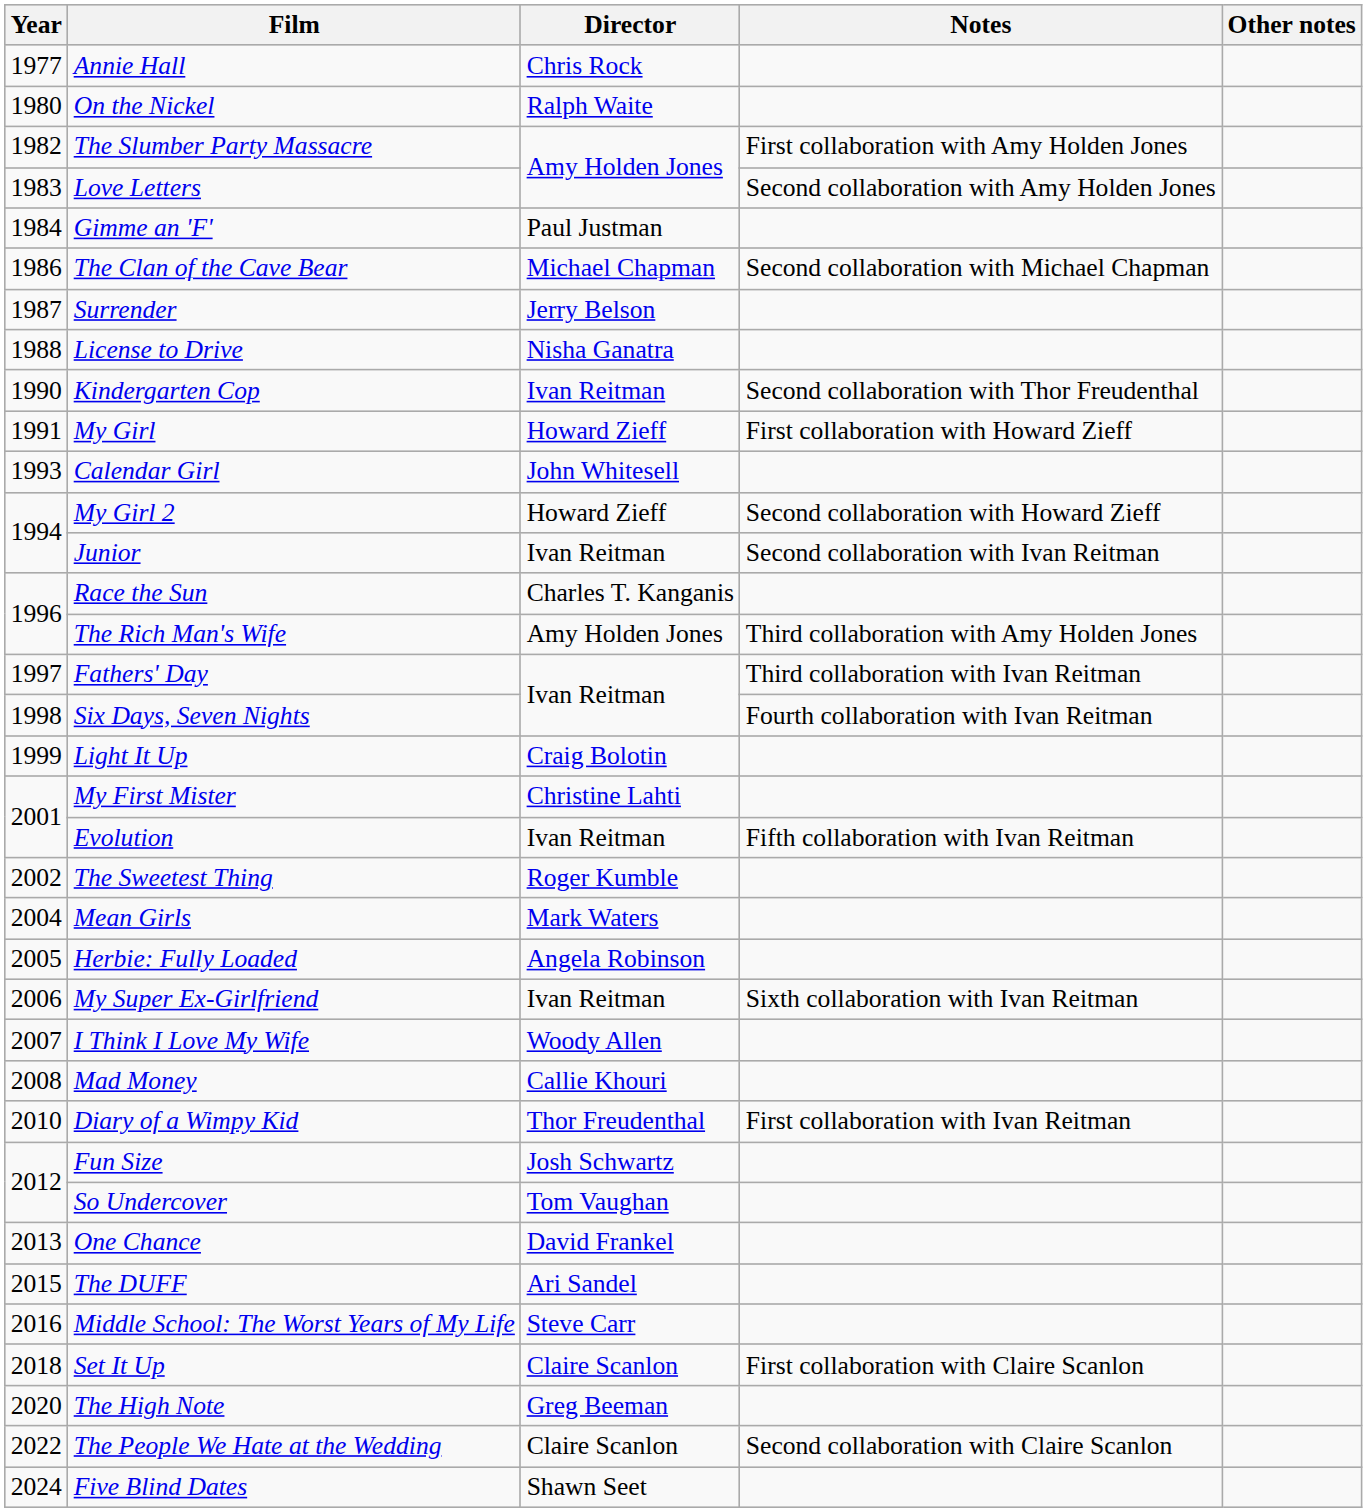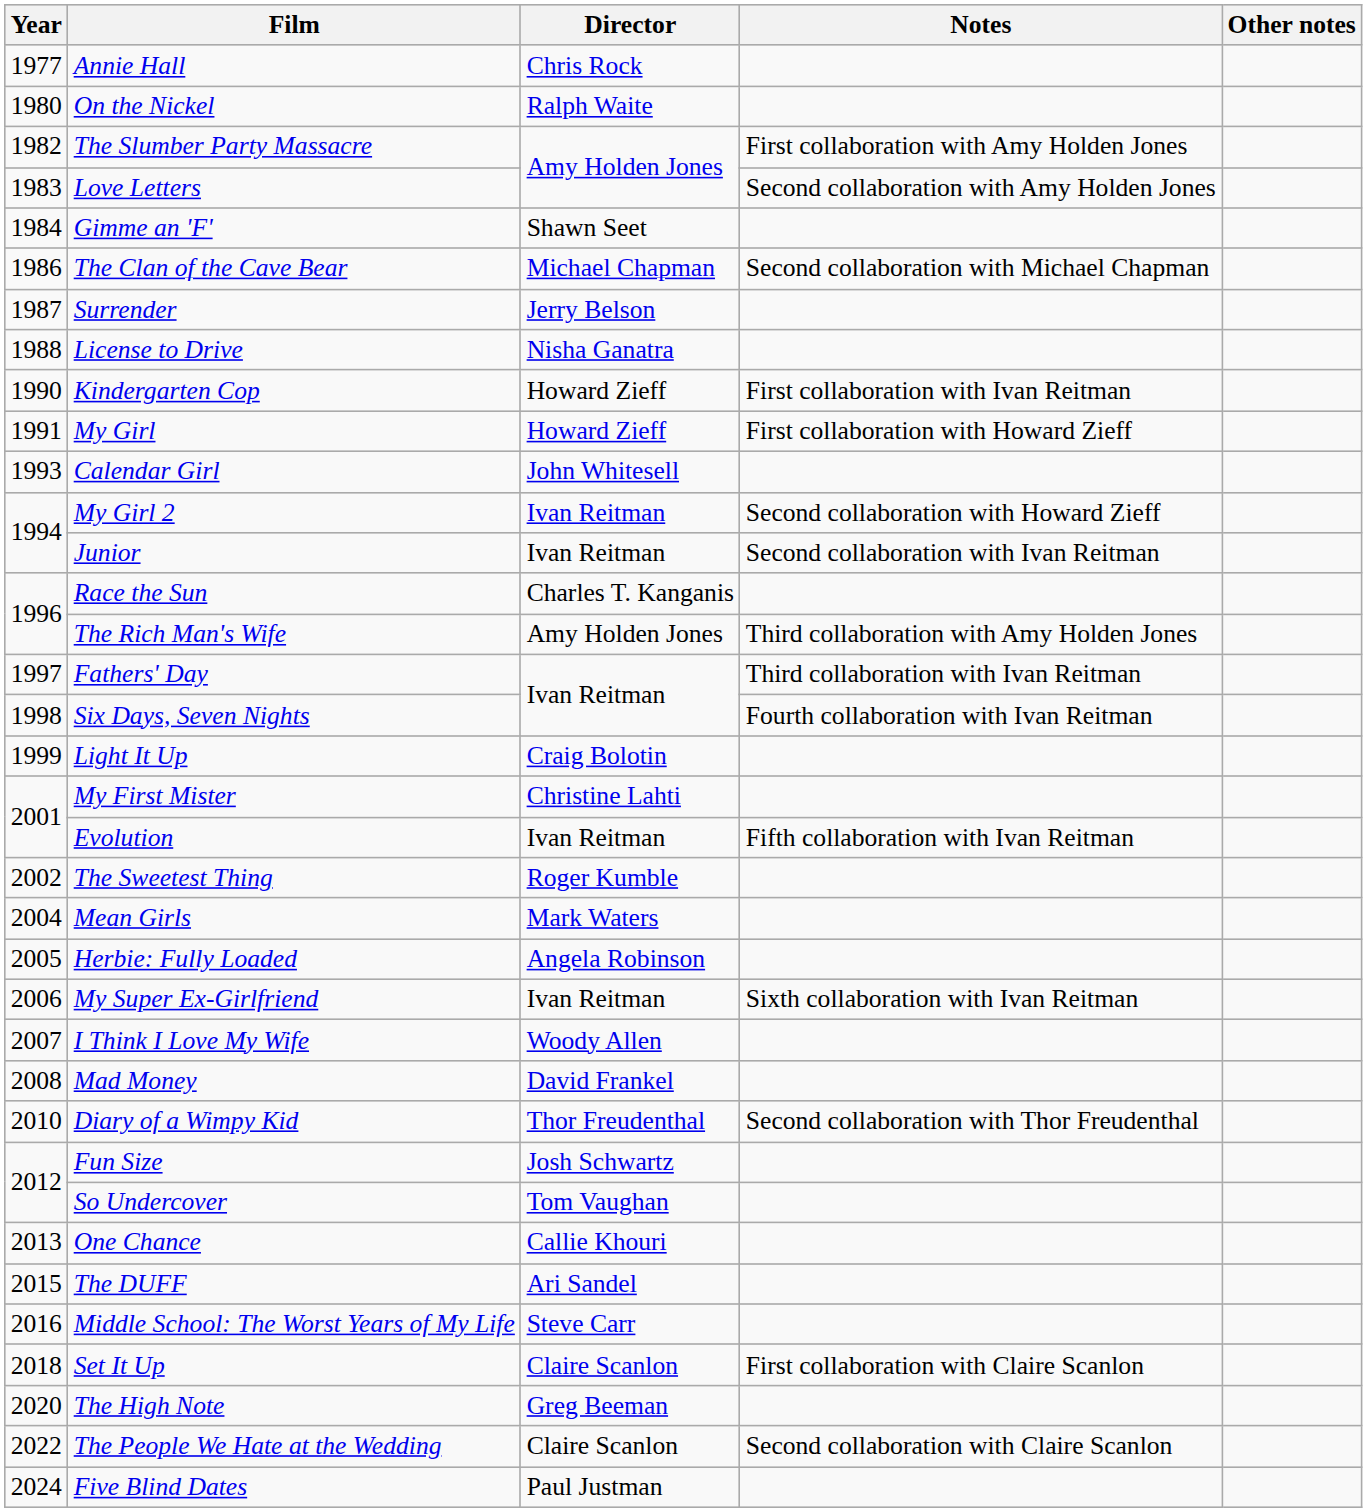(595, 227) Paul Justman -> (587, 227) Shawn Seet
(596, 390) Ivan Reitman -> (596, 390) Howard Zieff
(972, 390) Second collaboration with Thor Freudenthal -> (938, 390) First collaboration with Ivan Reitman
(596, 512) Howard Zieff -> (596, 512) Ivan Reitman
(597, 1080) Callie Khouri -> (600, 1080) David Frankel
(938, 1120) First collaboration with Ivan Reitman -> (972, 1120) Second collaboration with Thor Freudenthal
(600, 1242) David Frankel -> (597, 1242) Callie Khouri
(587, 1486) Shawn Seet -> (595, 1486) Paul Justman
